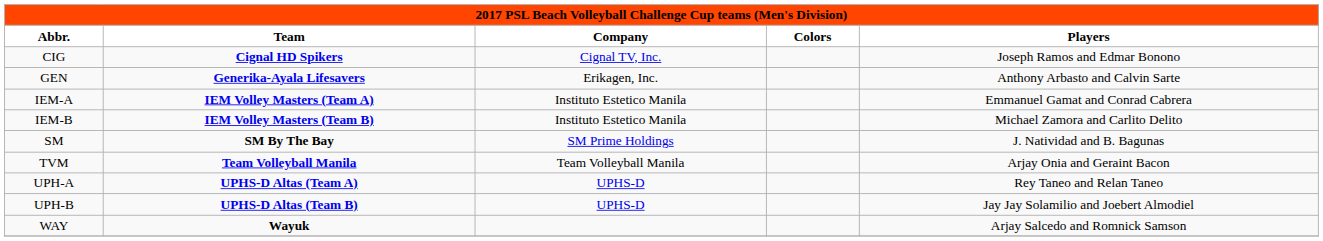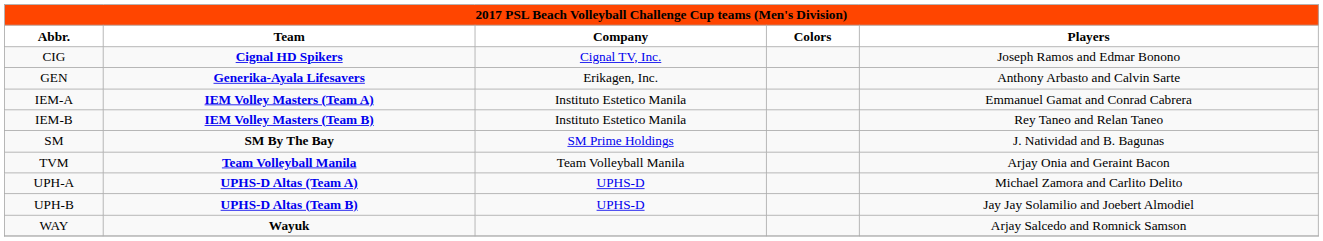(1089, 120) Michael Zamora and Carlito Delito -> (1089, 120) Rey Taneo and Relan Taneo
(1089, 183) Rey Taneo and Relan Taneo -> (1089, 183) Michael Zamora and Carlito Delito
